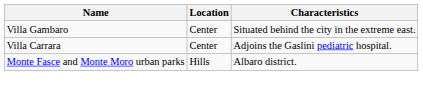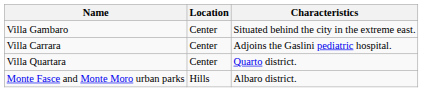+ row: (36, 62)
